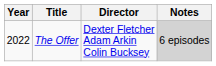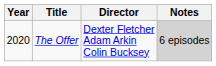(18, 40) 2022 -> (18, 40) 2020
